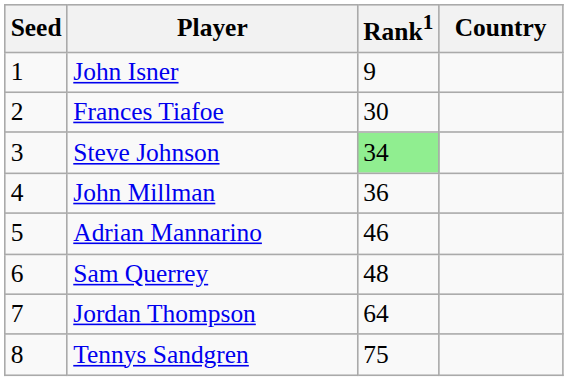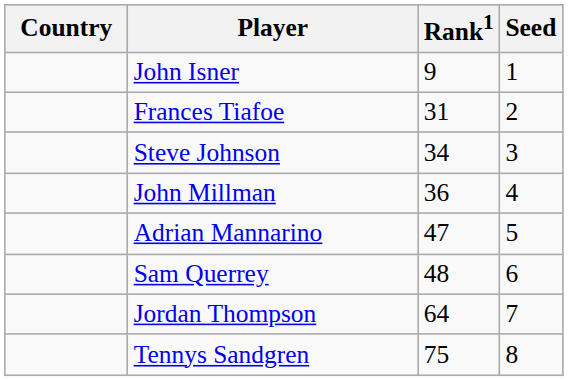columns swapped: (501, 28) <-> (36, 28)
(376, 112) 30 -> (436, 112) 31
(376, 152) lightgreen background -> (436, 152) no background
(376, 233) 46 -> (436, 233) 47
